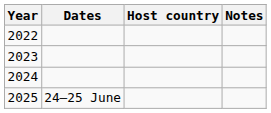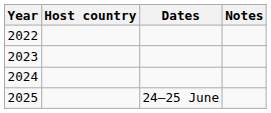columns swapped: (173, 15) <-> (83, 15)
